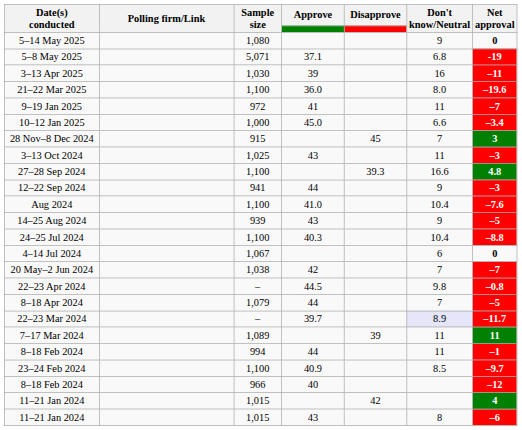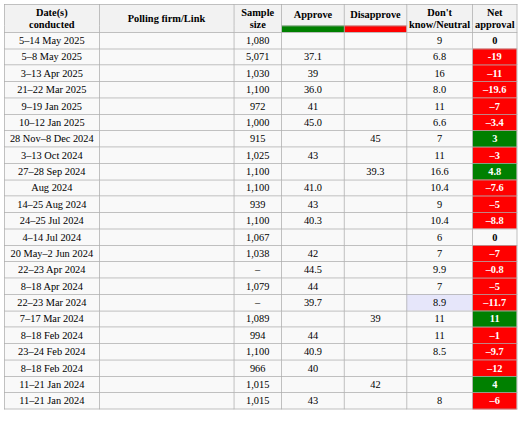- row: (52, 188)
(440, 287) 9.8 -> (440, 270) 9.9
